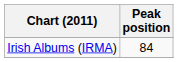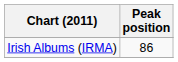(146, 47) 84 -> (146, 47) 86
